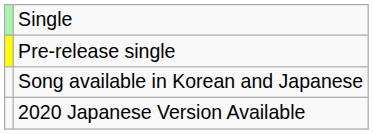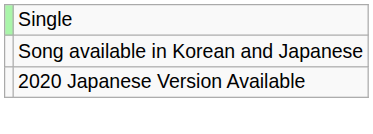- row: (97, 50)
